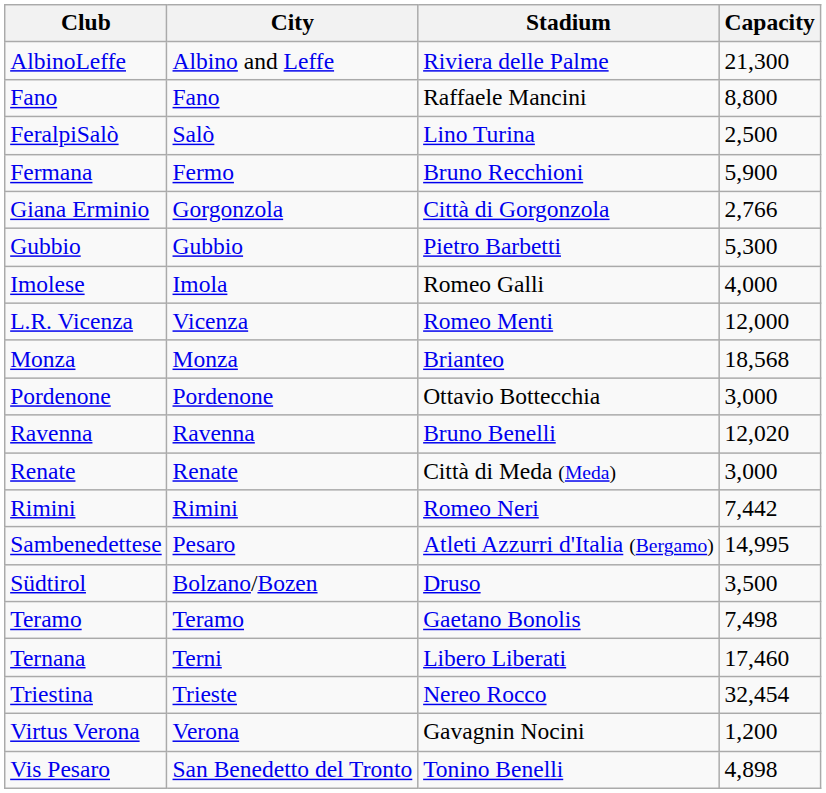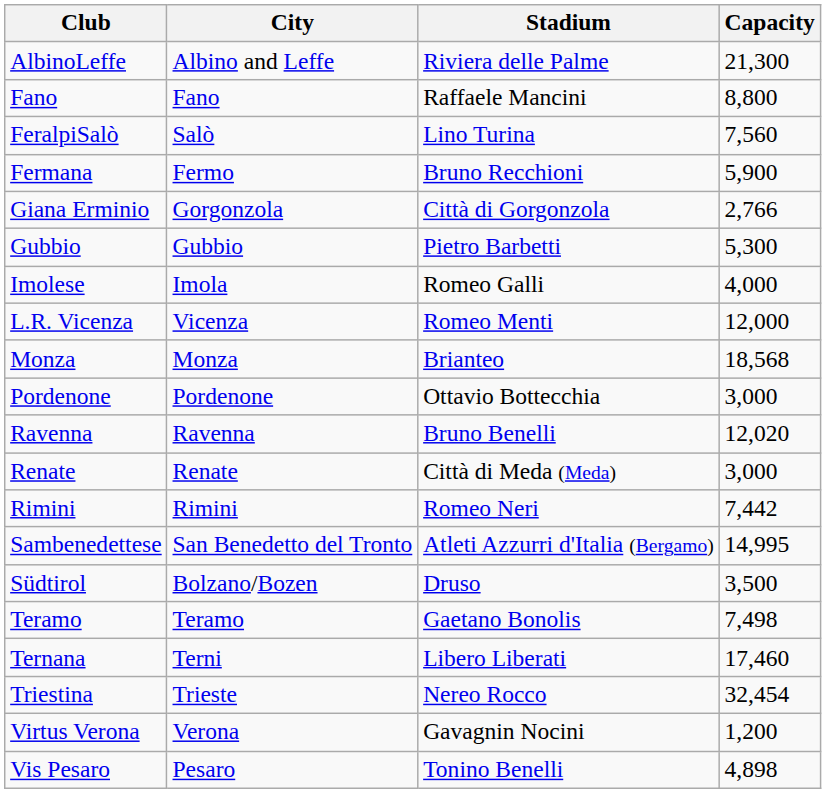(751, 135) 2,500 -> (751, 135) 7,560
(204, 545) Pesaro -> (292, 545) San Benedetto del Tronto
(292, 769) San Benedetto del Tronto -> (204, 769) Pesaro
